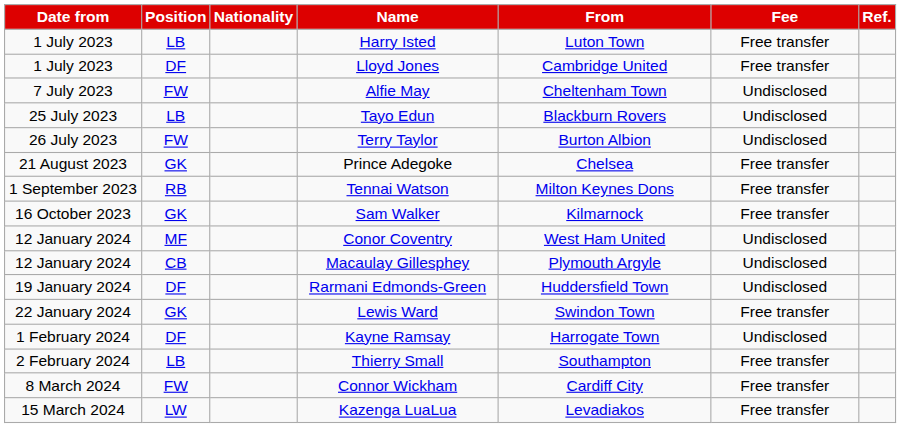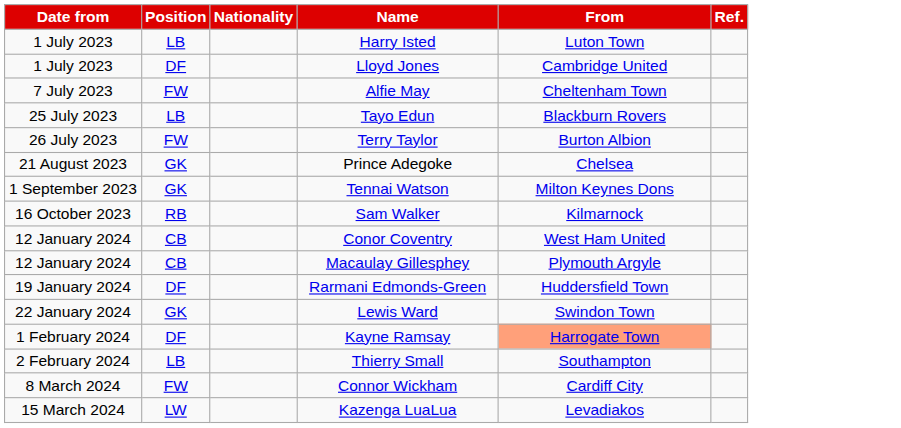- column: (785, 17)
(176, 189) RB -> (176, 189) GK
(176, 214) GK -> (176, 214) RB
(176, 238) MF -> (176, 238) CB
(605, 337) no background -> (605, 337) lightsalmon background
